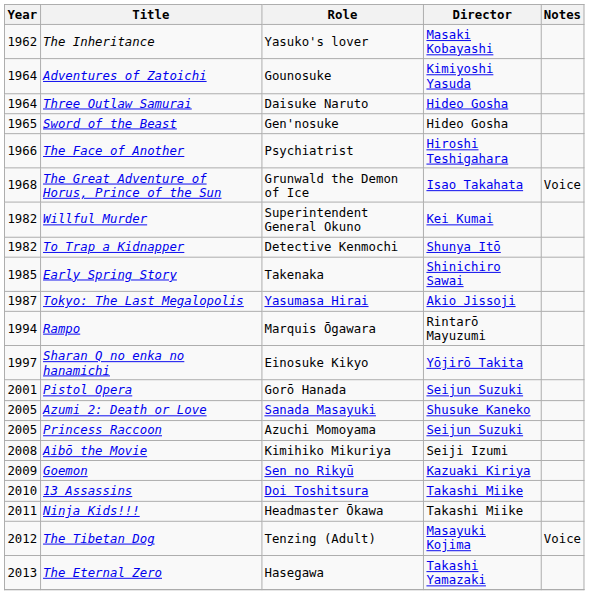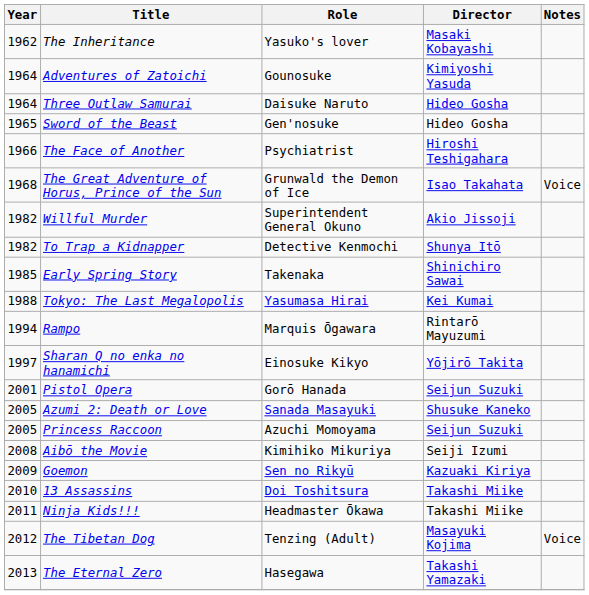(460, 220) Kei Kumai -> (471, 220) Akio Jissoji
(22, 301) 1987 -> (22, 301) 1988
(471, 301) Akio Jissoji -> (460, 301) Kei Kumai
